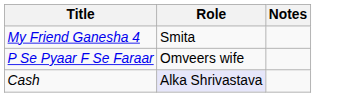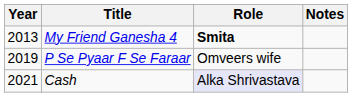+ column: (23, 15)
(178, 37) normal -> (216, 37) bold
